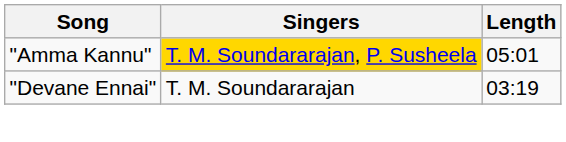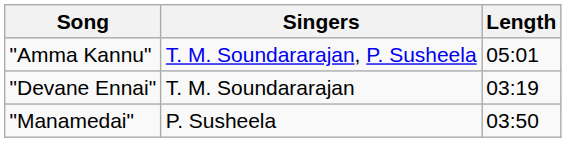(321, 55) gold background -> (321, 55) no background
+ row: (72, 121)
